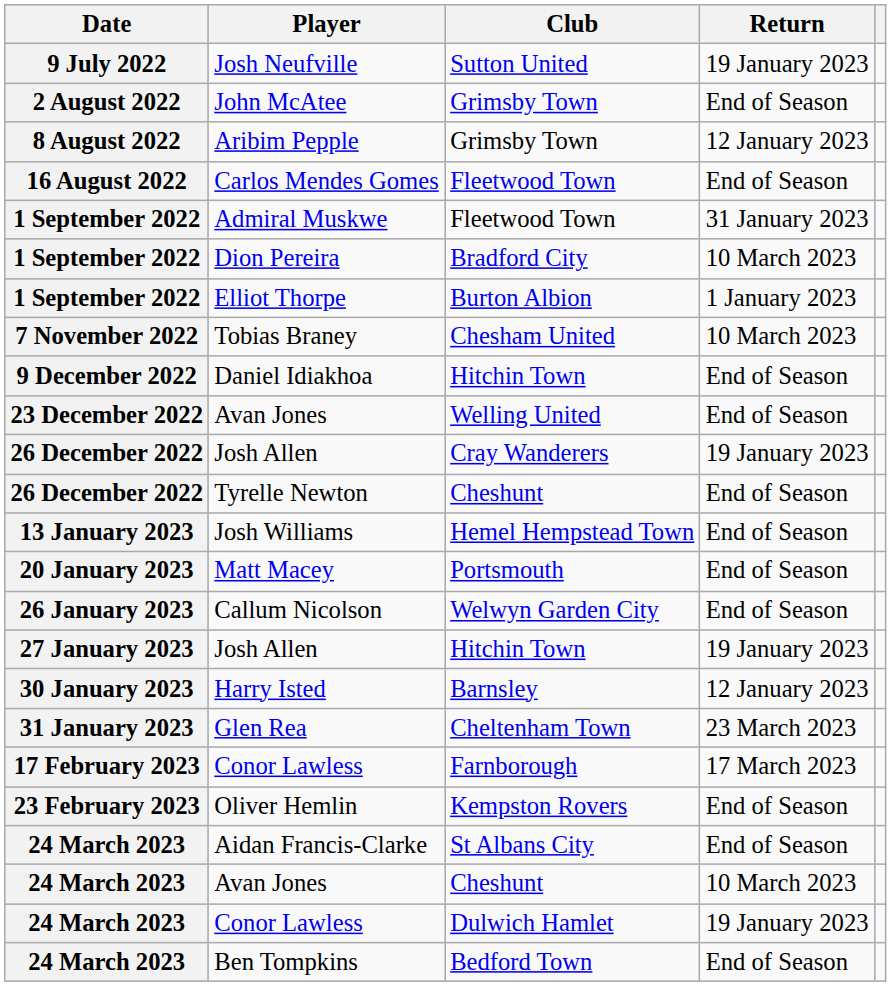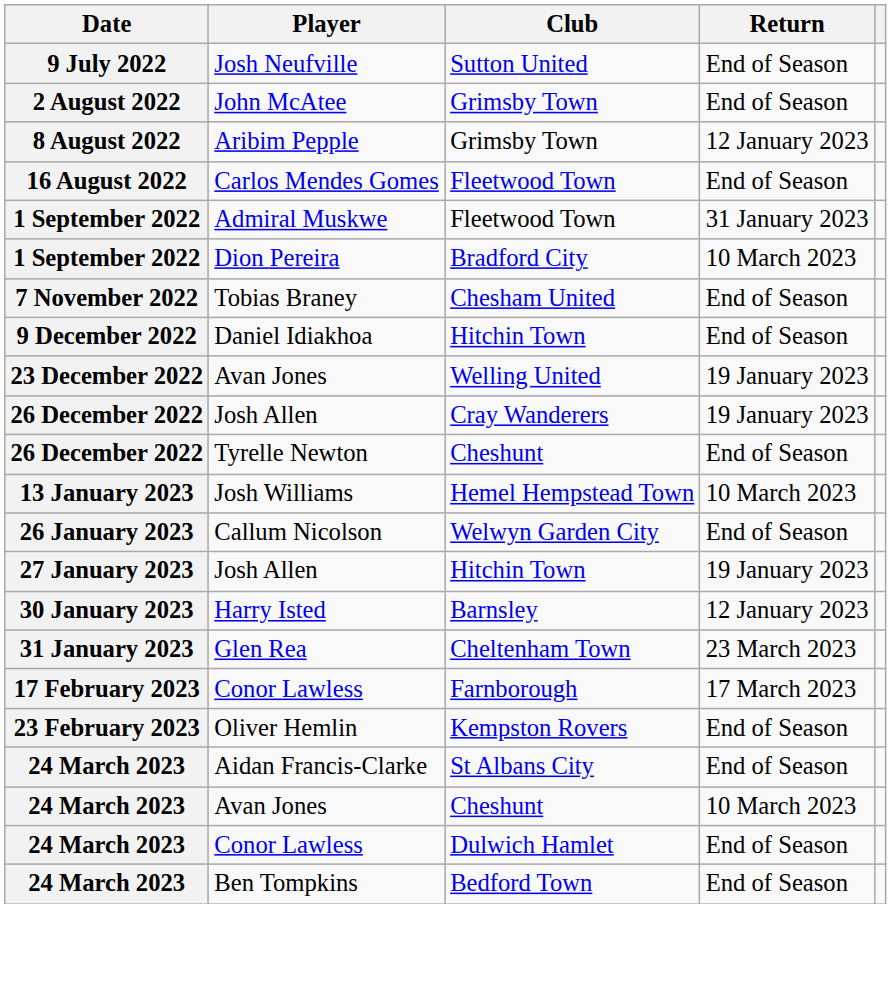(787, 63) 19 January 2023 -> (777, 63) End of Season
- row: (280, 297)
(781, 336) 10 March 2023 -> (777, 297) End of Season
(777, 414) End of Season -> (787, 375) 19 January 2023
(777, 532) End of Season -> (781, 492) 10 March 2023
- row: (274, 571)
(787, 922) 19 January 2023 -> (777, 844) End of Season
